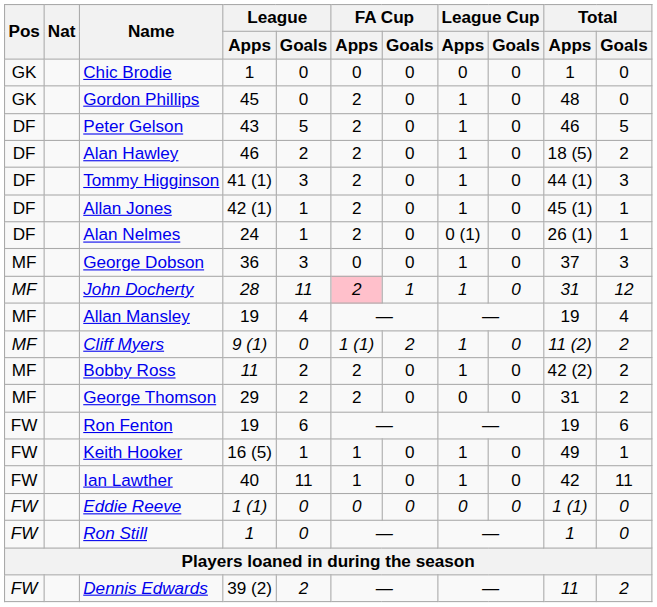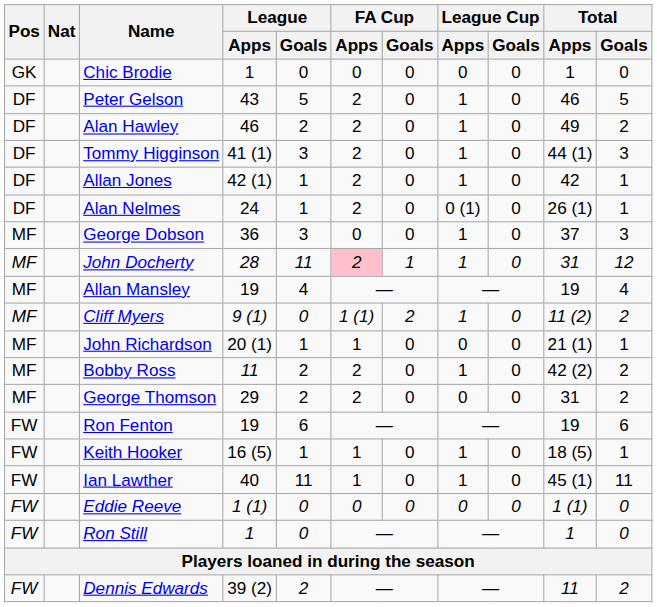- row: (141, 99)
(570, 153) 18 (5) -> (570, 126) 49
(570, 208) 45 (1) -> (570, 180) 42
+ row: (147, 343)
(570, 452) 49 -> (570, 452) 18 (5)
(570, 479) 42 -> (570, 479) 45 (1)
